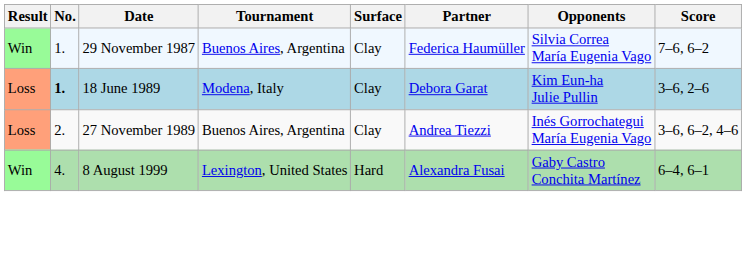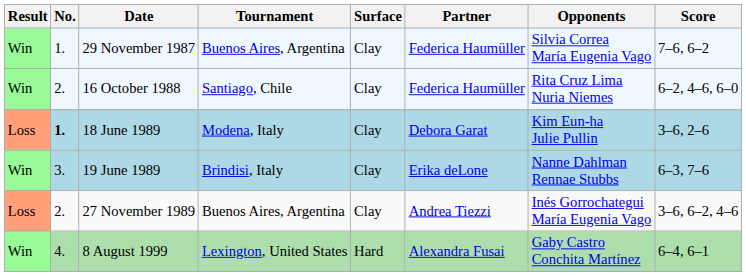+ row: (132, 88)
+ row: (121, 169)
